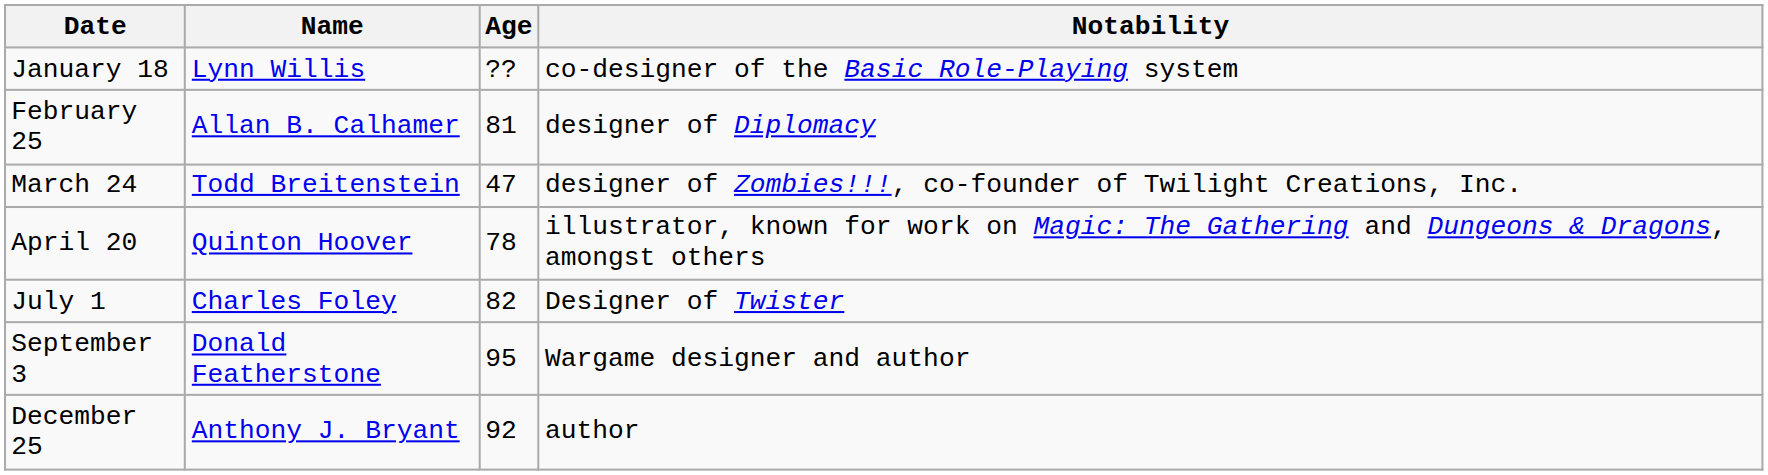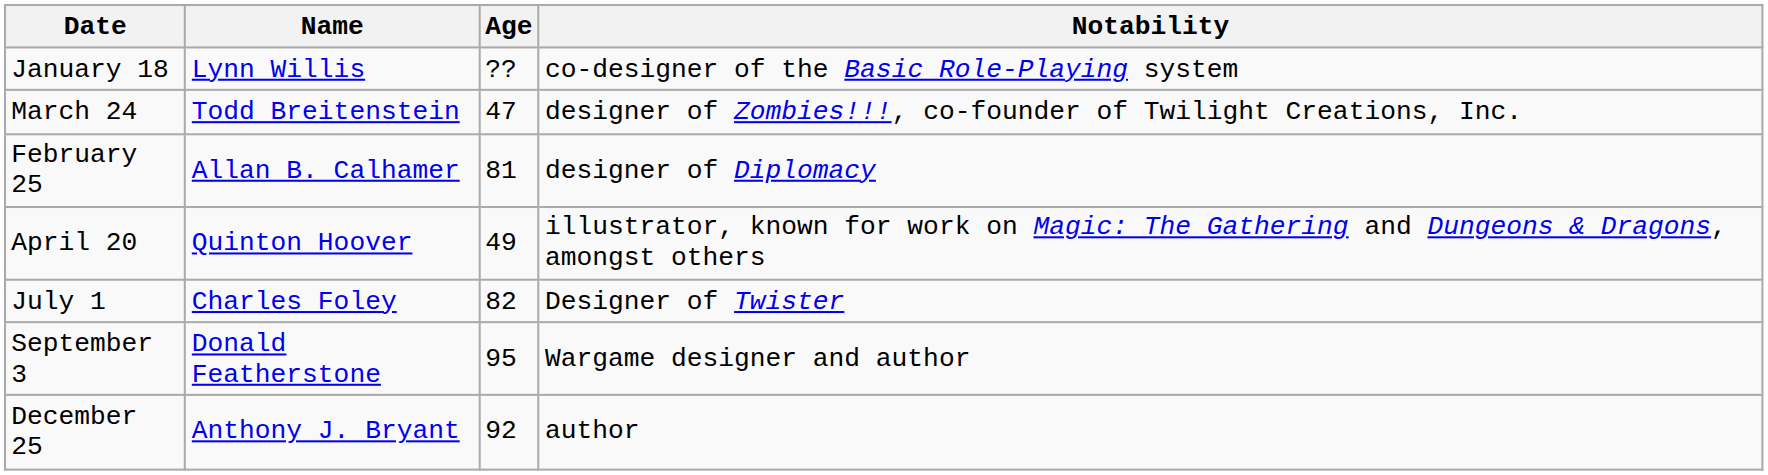rows swapped: (74, 127) <-> (74, 185)
(501, 243) 78 -> (501, 243) 49
